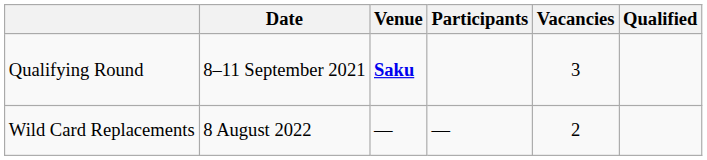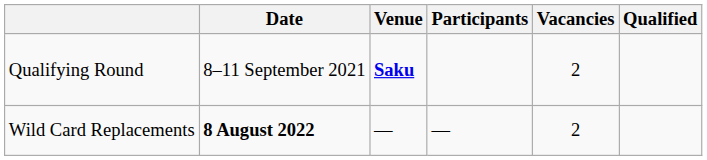(576, 69) 3 -> (576, 69) 2
(257, 130) normal -> (259, 130) bold
